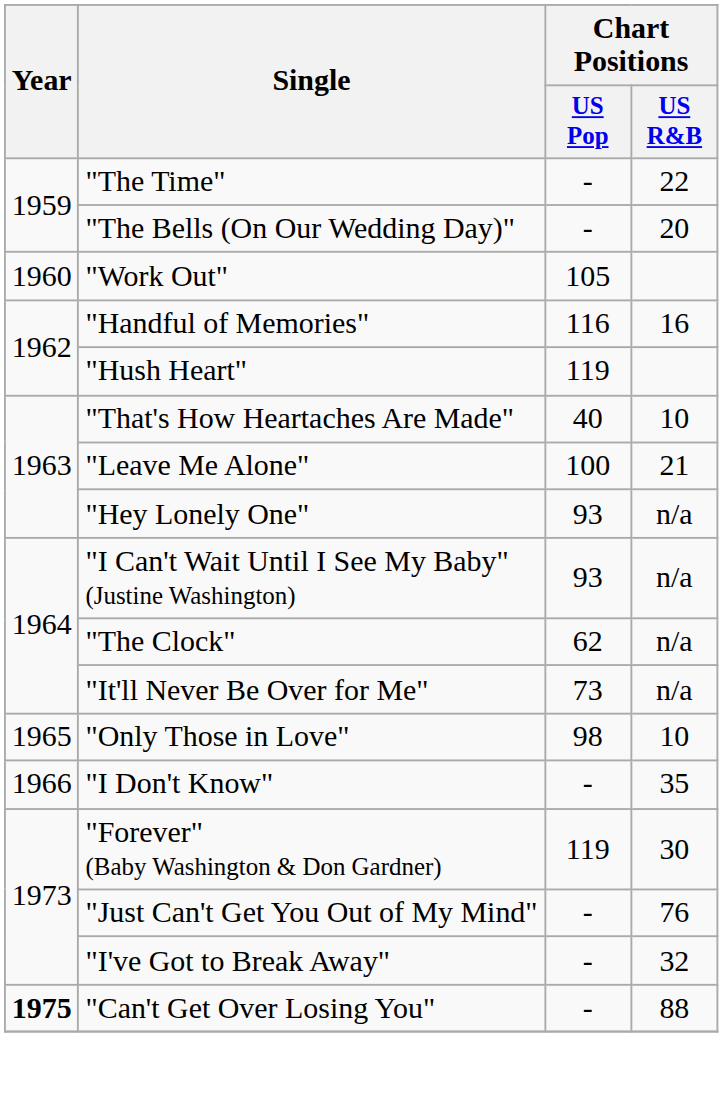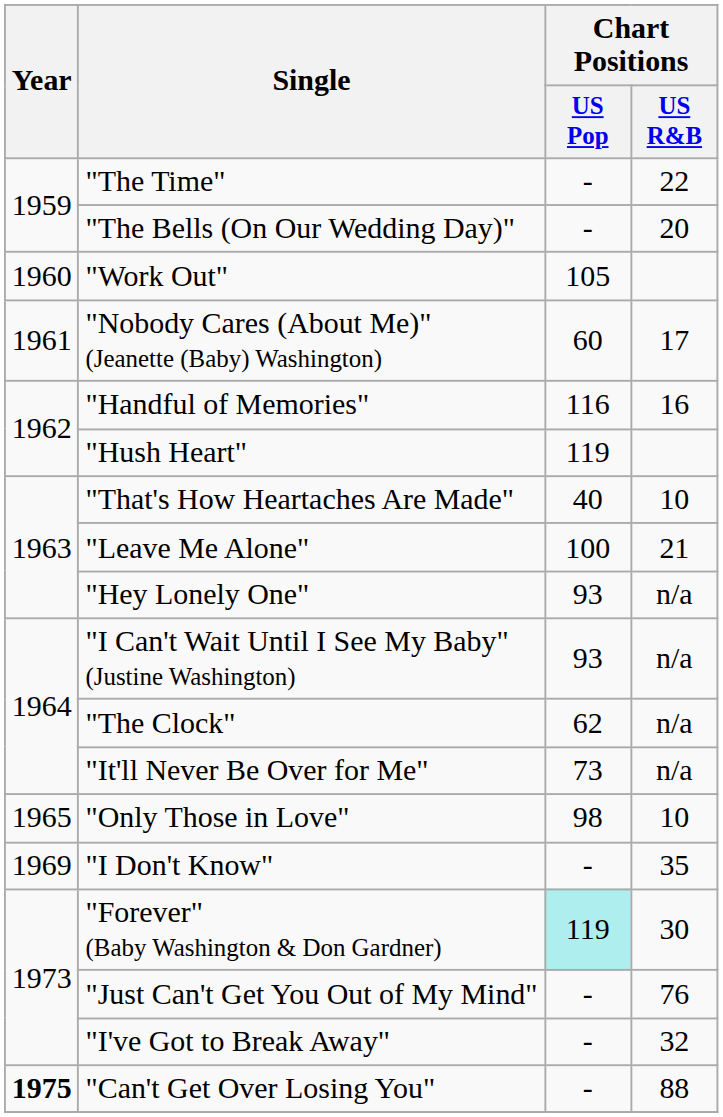+ row: (258, 340)
(42, 784) 1966 -> (42, 865) 1969
(588, 848) no background -> (588, 929) paleturquoise background
